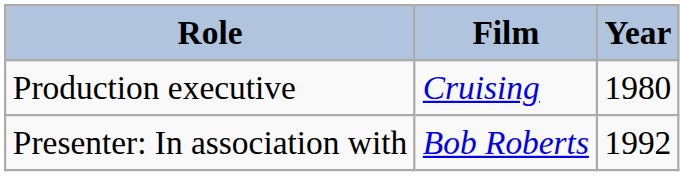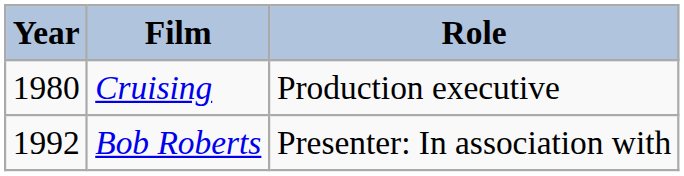columns swapped: (638, 32) <-> (210, 32)
